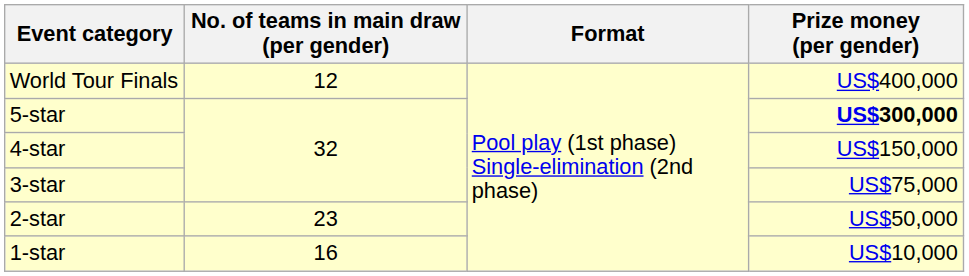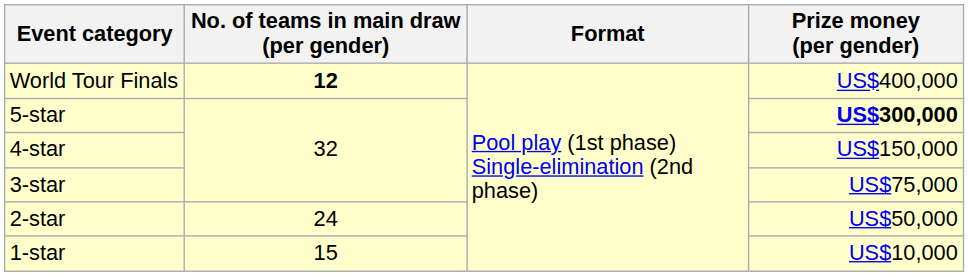(326, 80) normal -> (326, 80) bold
(326, 218) 23 -> (326, 218) 24
(326, 253) 16 -> (326, 253) 15
